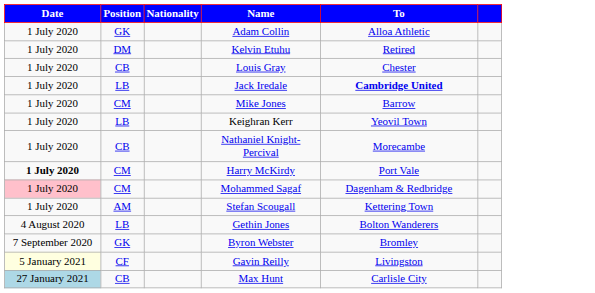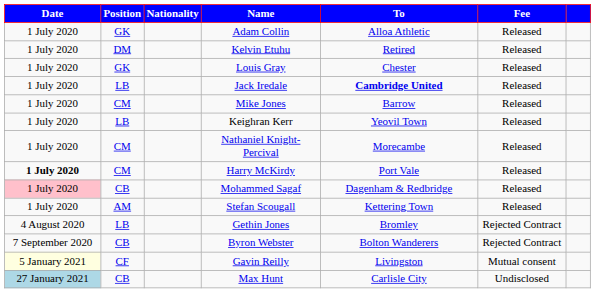+ column: (522, 13)
(122, 68) CB -> (122, 68) GK
(122, 146) CB -> (122, 146) CM
(122, 189) CM -> (122, 189) CB
(399, 225) Bolton Wanderers -> (399, 225) Bromley
(122, 243) GK -> (122, 243) CB
(399, 243) Bromley -> (399, 243) Bolton Wanderers
